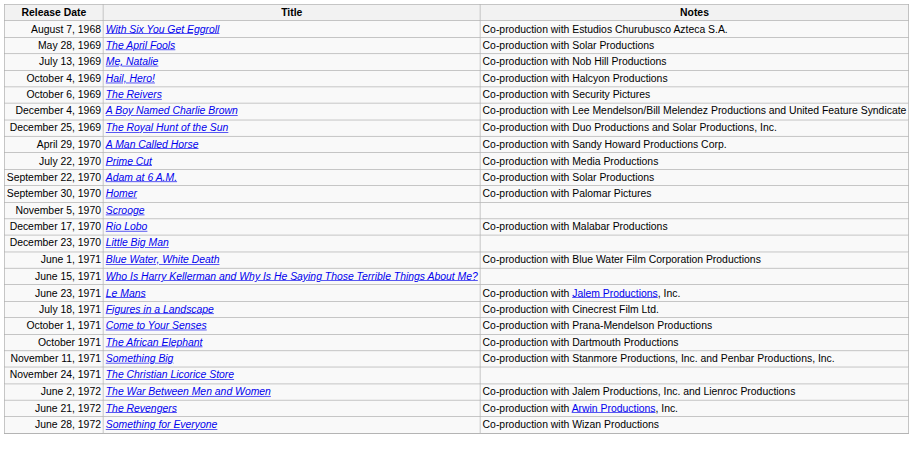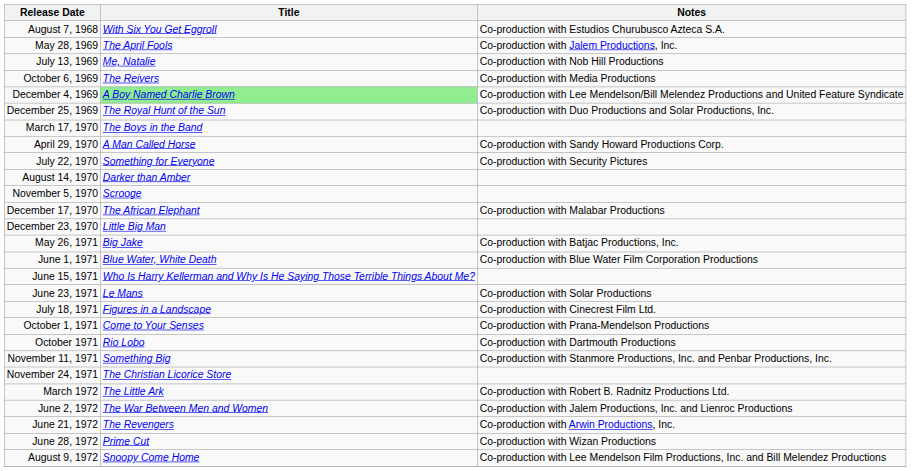(568, 45) Co-production with Solar Productions -> (579, 45) Co-production with Jalem Productions, Inc.
- row: (64, 78)
(566, 95) Co-production with Security Pictures -> (568, 78) Co-production with Media Productions
(172, 111) no background -> (169, 95) lightgreen background
+ row: (62, 128)
(129, 161) Prime Cut -> (159, 161) Something for Everyone
(570, 161) Co-production with Media Productions -> (564, 161) Co-production with Security Pictures
+ row: (60, 177)
- row: (54, 177)
- row: (54, 194)
(127, 227) Rio Lobo -> (151, 210) The African Elephant
+ row: (67, 243)
(581, 293) Co-production with Jalem Productions, Inc. -> (566, 293) Co-production with Solar Productions
(154, 342) The African Elephant -> (124, 342) Rio Lobo
+ row: (71, 392)
(162, 425) Something for Everyone -> (126, 441) Prime Cut
+ row: (63, 458)
